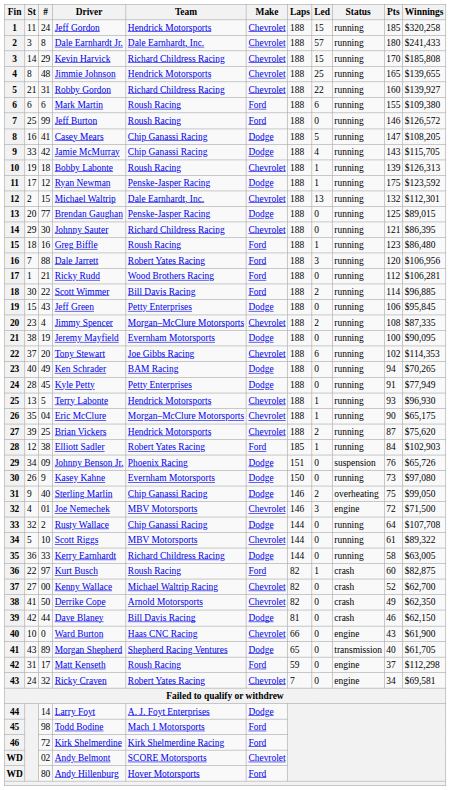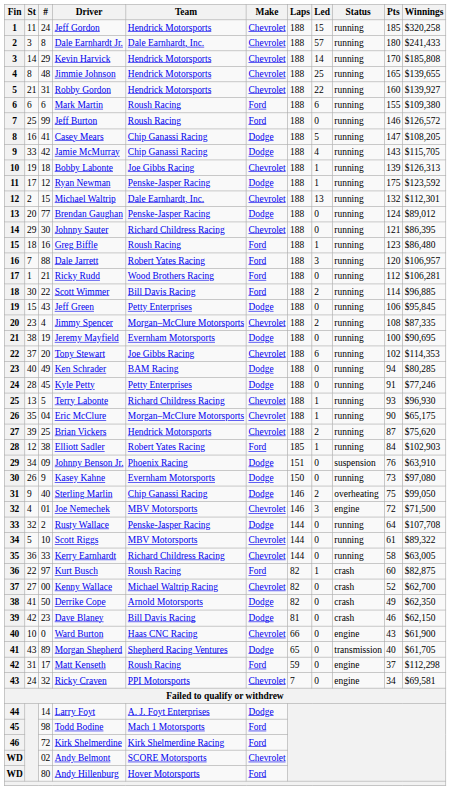(176, 59) Richard Childress Racing -> (170, 59) Hendrick Motorsports
(319, 59) 15 -> (319, 59) 14
(176, 90) Richard Childress Racing -> (170, 90) Hendrick Motorsports
(154, 167) Roush Racing -> (161, 167) Joe Gibbs Racing
(393, 214) 125 -> (393, 214) 124
(420, 214) $89,015 -> (420, 214) $89,012
(422, 261) $106,956 -> (422, 261) $106,957
(420, 338) $90,095 -> (420, 338) $90,695
(420, 369) $70,265 -> (420, 369) $80,285
(420, 385) $77,949 -> (420, 385) $77,246
(170, 400) Hendrick Motorsports -> (176, 400) Richard Childress Racing
(420, 463) $65,726 -> (420, 463) $63,910
(168, 525) Chip Ganassi Racing -> (169, 525) Penske-Jasper Racing
(261, 556) Dodge -> (267, 556) Chevrolet
(267, 602) Chevrolet -> (261, 602) Dodge
(46, 618) 44 -> (46, 618) 23
(166, 680) Robert Yates Racing -> (159, 680) PPI Motorsports
